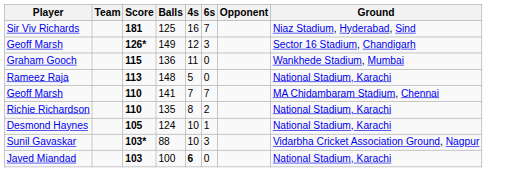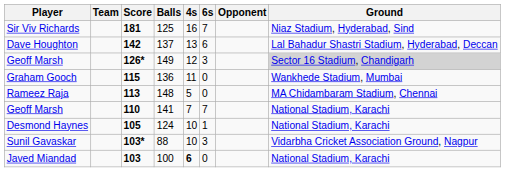+ row: (42, 45)
(344, 45) no background -> (343, 61) lightgrey background
(332, 77) National Stadium, Karachi -> (354, 93) MA Chidambaram Stadium, Chennai
(356, 93) MA Chidambaram Stadium, Chennai -> (330, 110) National Stadium, Karachi
- row: (48, 110)
